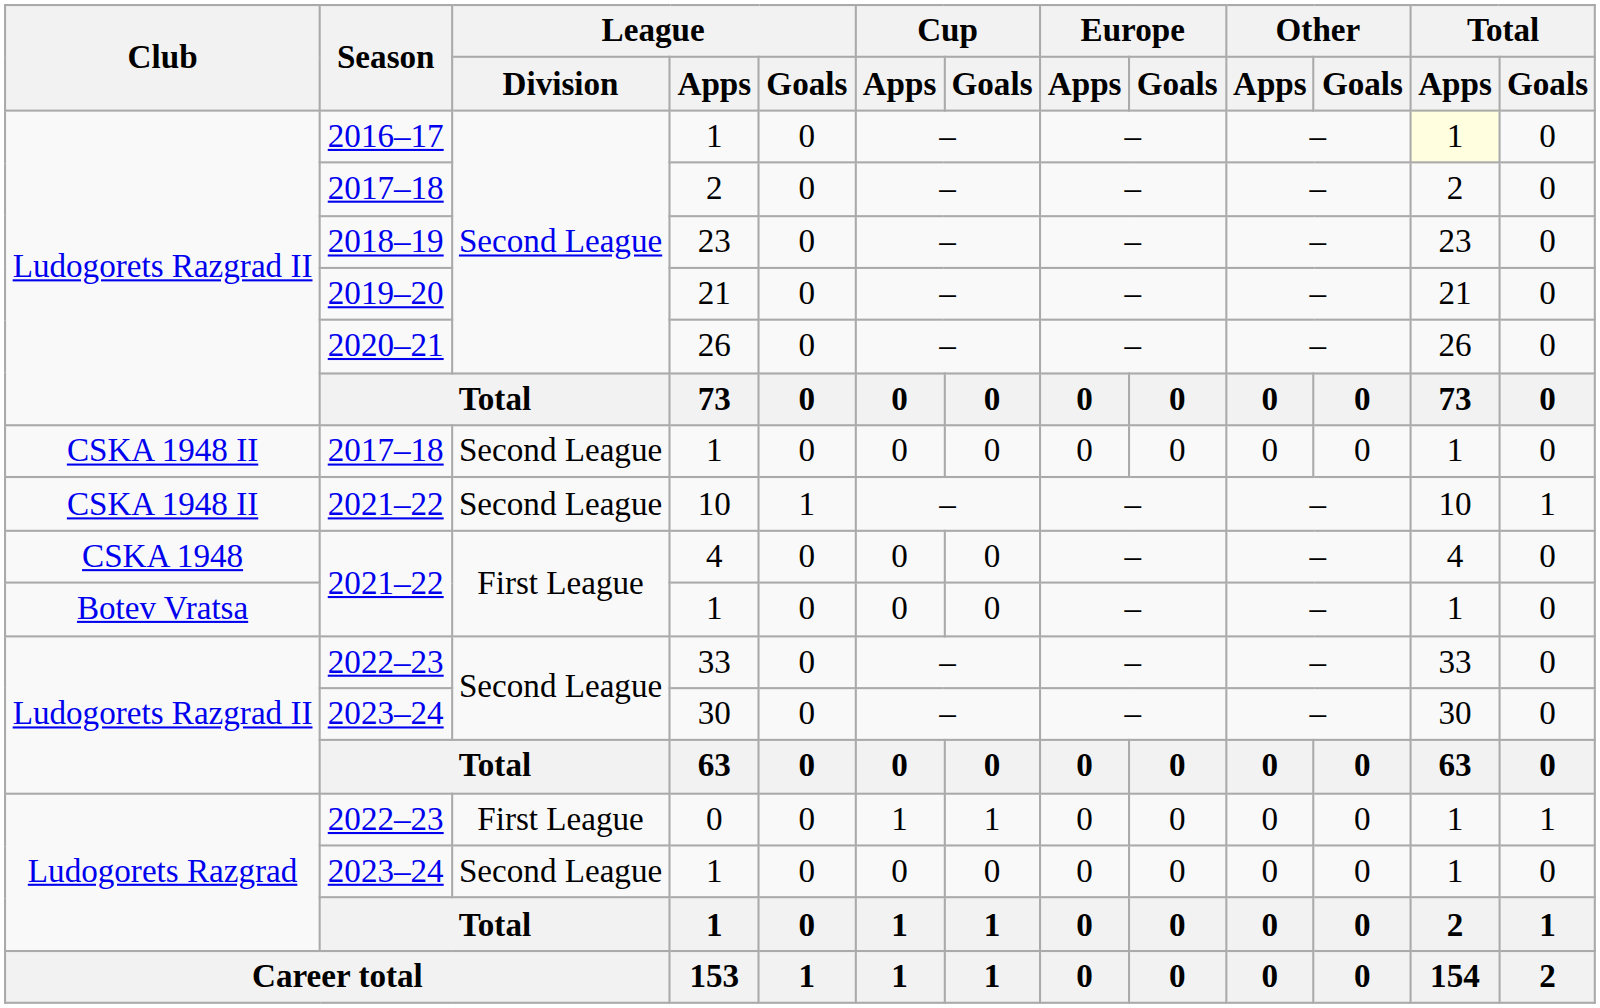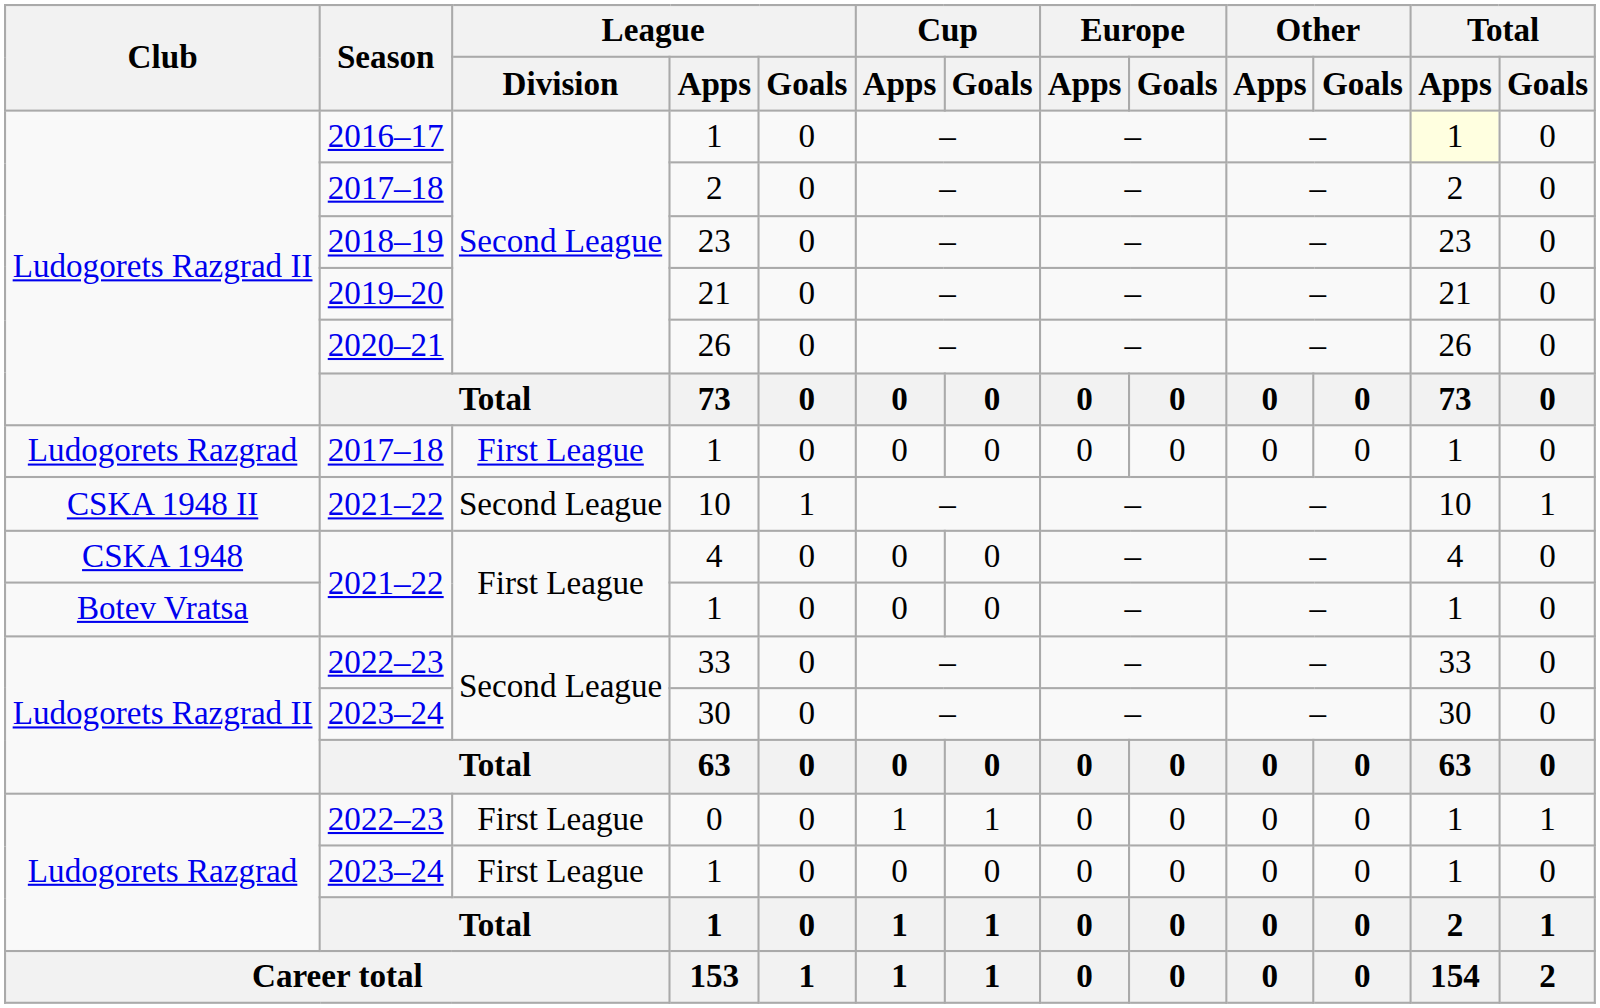(163, 450) CSKA 1948 II -> (163, 450) Ludogorets Razgrad
(561, 450) Second League -> (561, 450) First League
(561, 871) Second League -> (561, 871) First League
